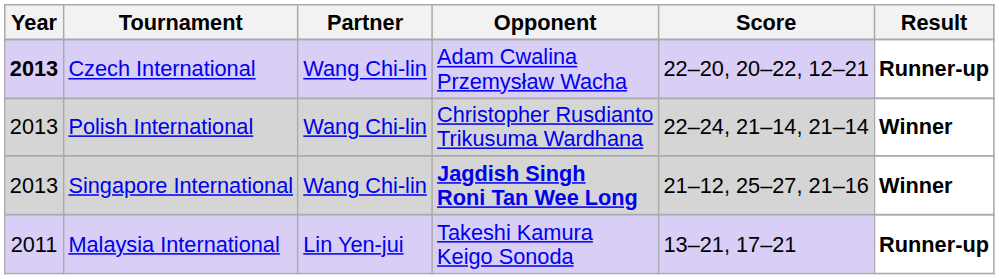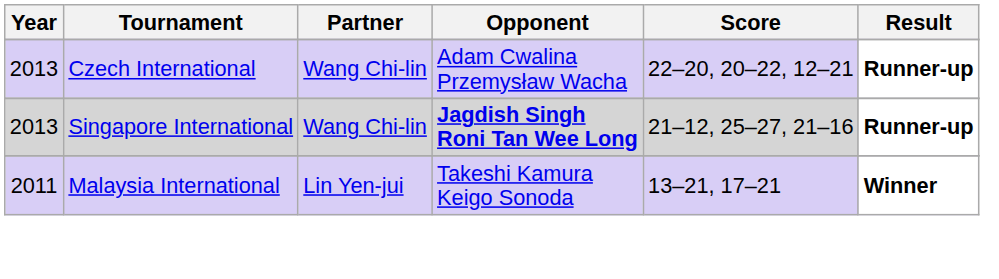(34, 69) bold -> (34, 69) normal
- row: (161, 127)
(916, 186) Winner -> (919, 127) Runner-up
(934, 244) Runner-up -> (900, 186) Winner
